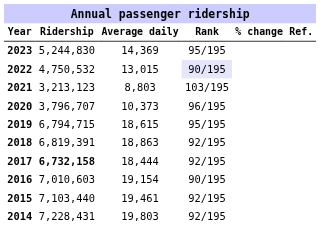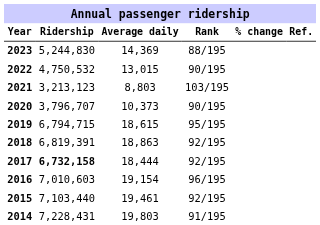(207, 51) 95/195 -> (207, 51) 88/195
(207, 69) lavender background -> (207, 69) no background
(207, 106) 96/195 -> (207, 106) 90/195
(207, 180) 90/195 -> (207, 180) 96/195
(207, 216) 92/195 -> (207, 216) 91/195
